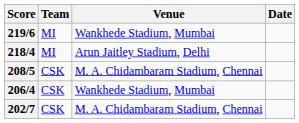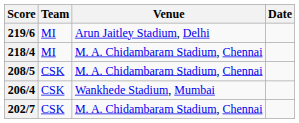(145, 33) Wankhede Stadium, Mumbai -> (142, 33) Arun Jaitley Stadium, Delhi
(142, 52) Arun Jaitley Stadium, Delhi -> (169, 52) M. A. Chidambaram Stadium, Chennai
